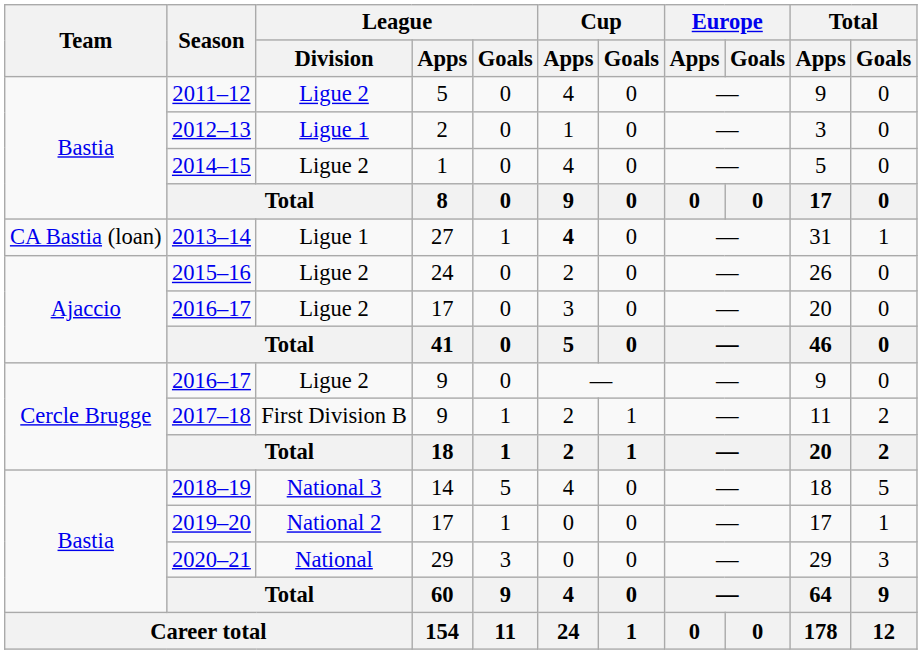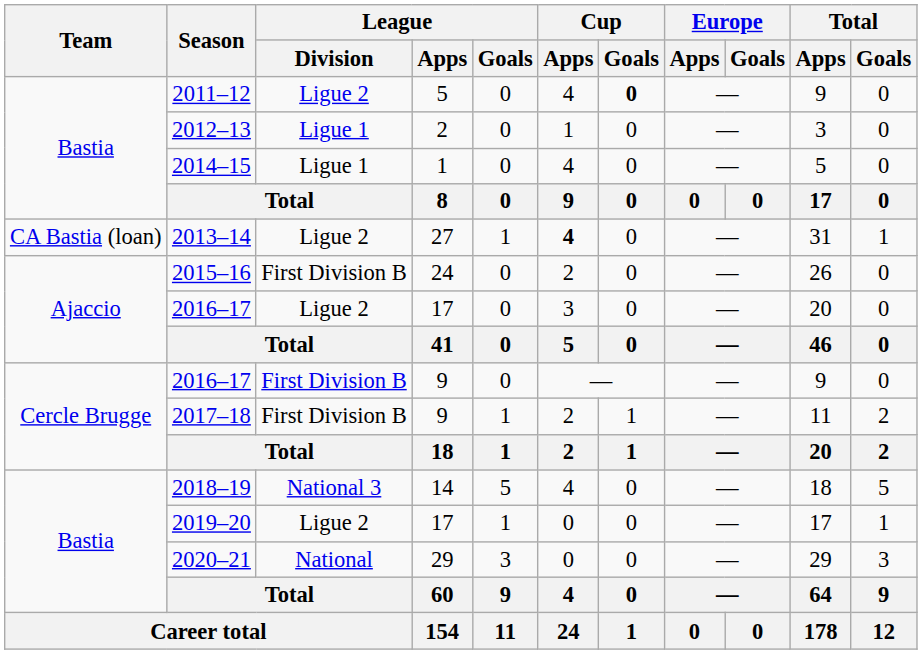(631, 93) normal -> (631, 93) bold
(334, 165) Ligue 2 -> (334, 165) Ligue 1
(334, 237) Ligue 1 -> (334, 237) Ligue 2
(334, 272) Ligue 2 -> (334, 272) First Division B
(334, 380) Ligue 2 -> (334, 380) First Division B
(334, 523) National 2 -> (334, 523) Ligue 2
